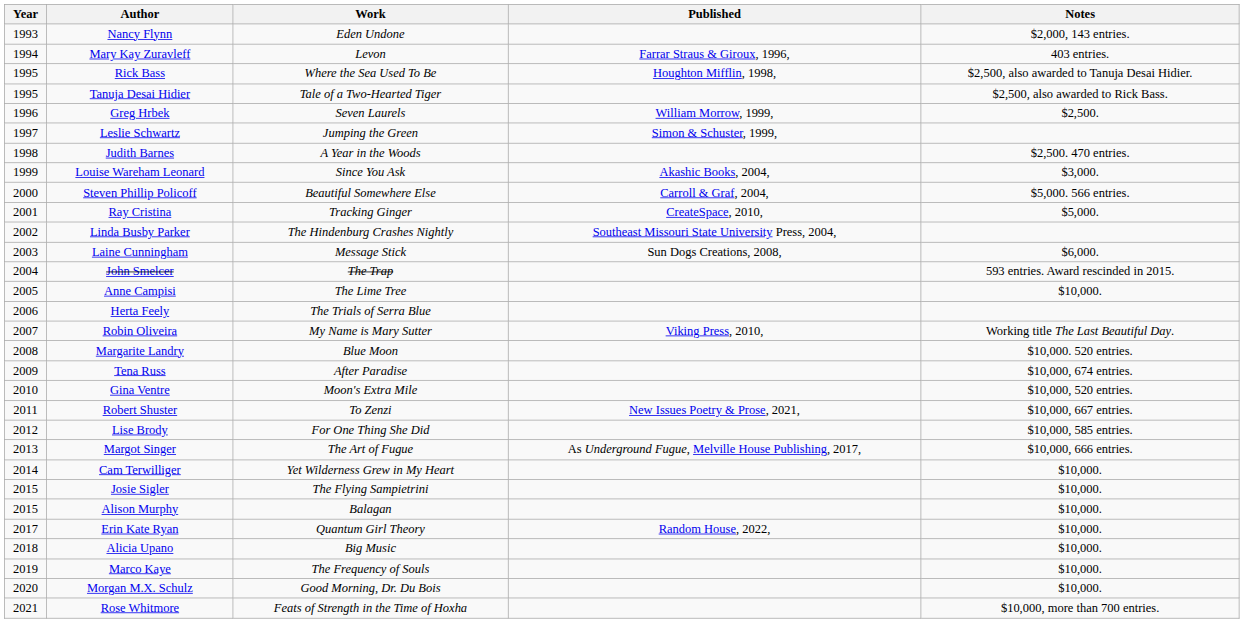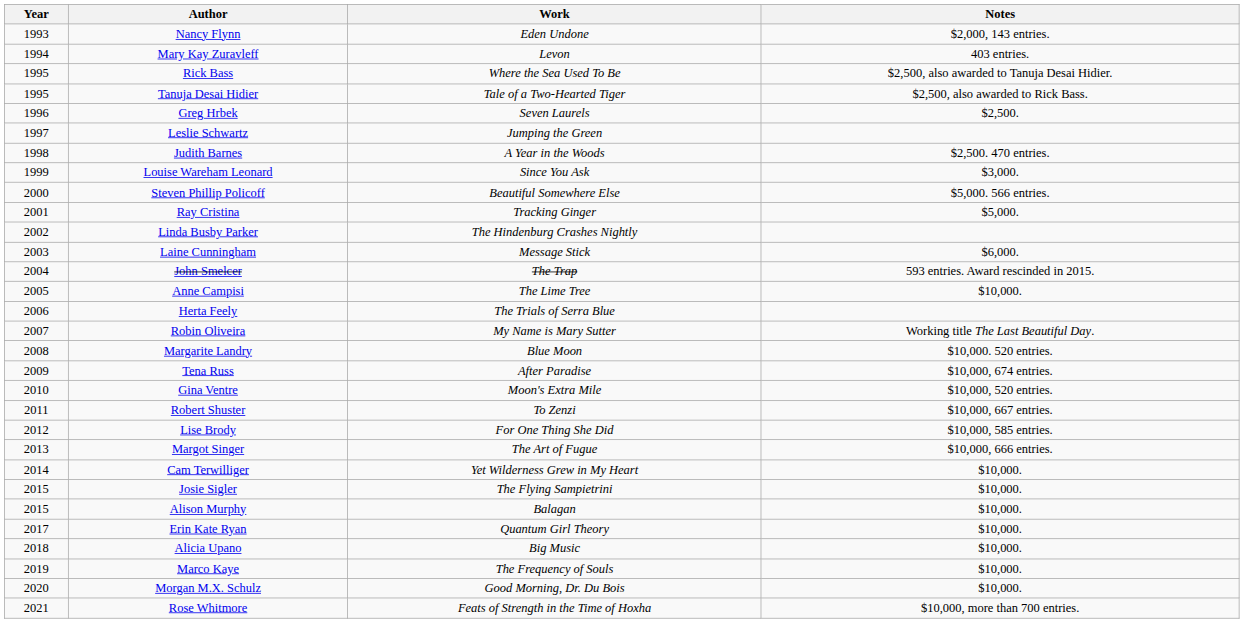- column: (715, 14)
